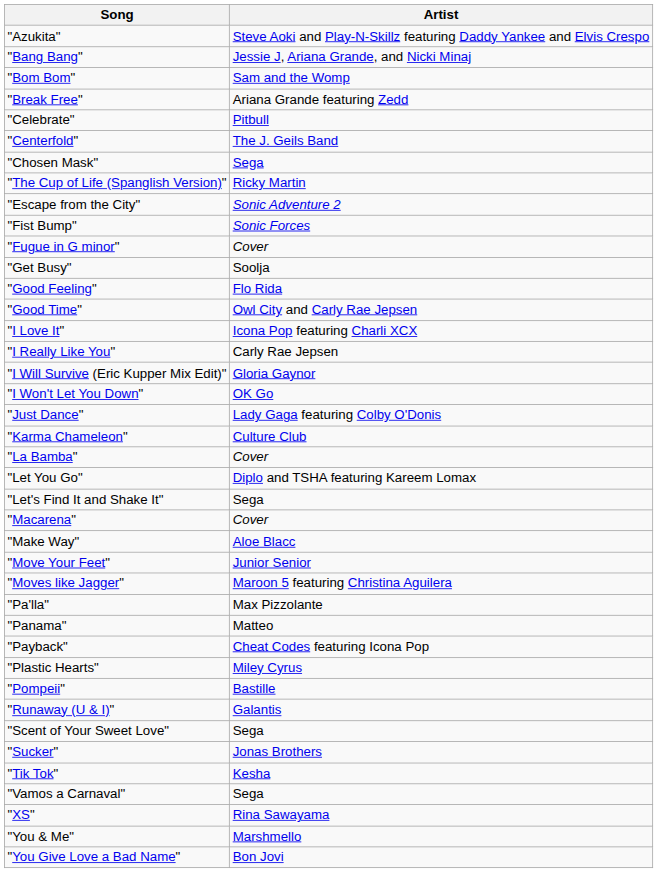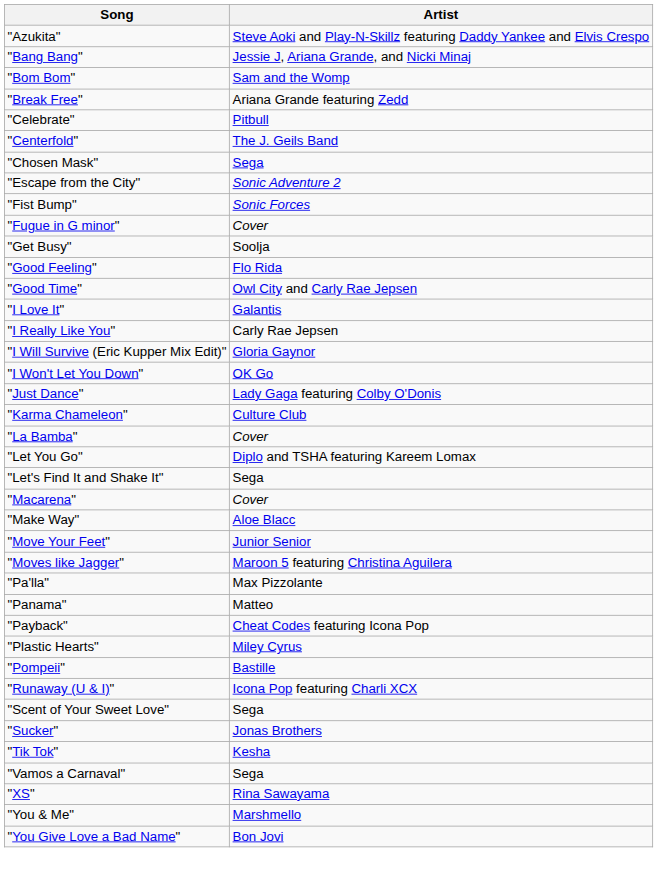- row: (117, 183)
(325, 330) Icona Pop featuring Charli XCX -> (257, 309) Galantis
(257, 710) Galantis -> (325, 688) Icona Pop featuring Charli XCX
